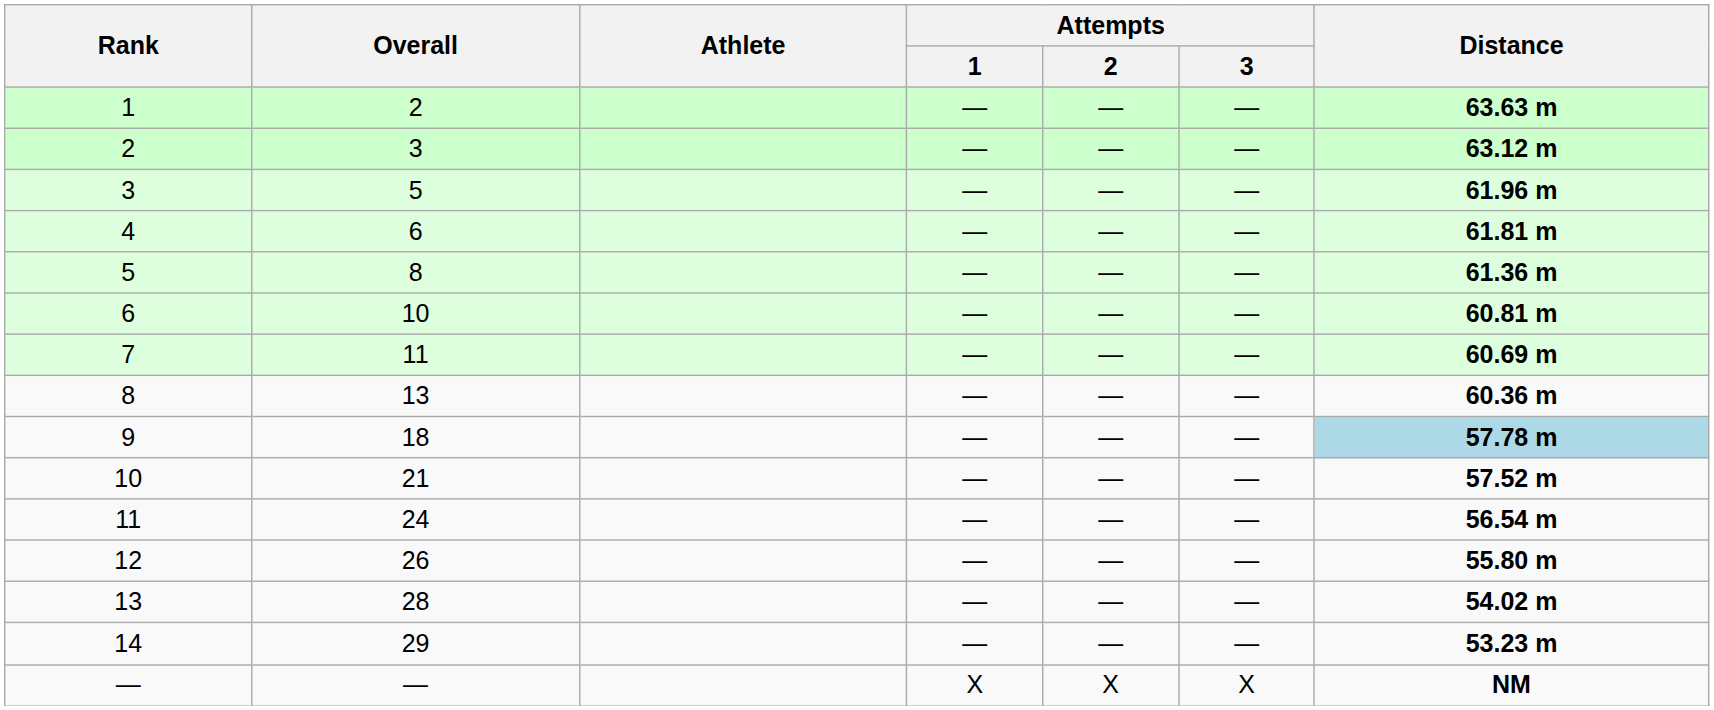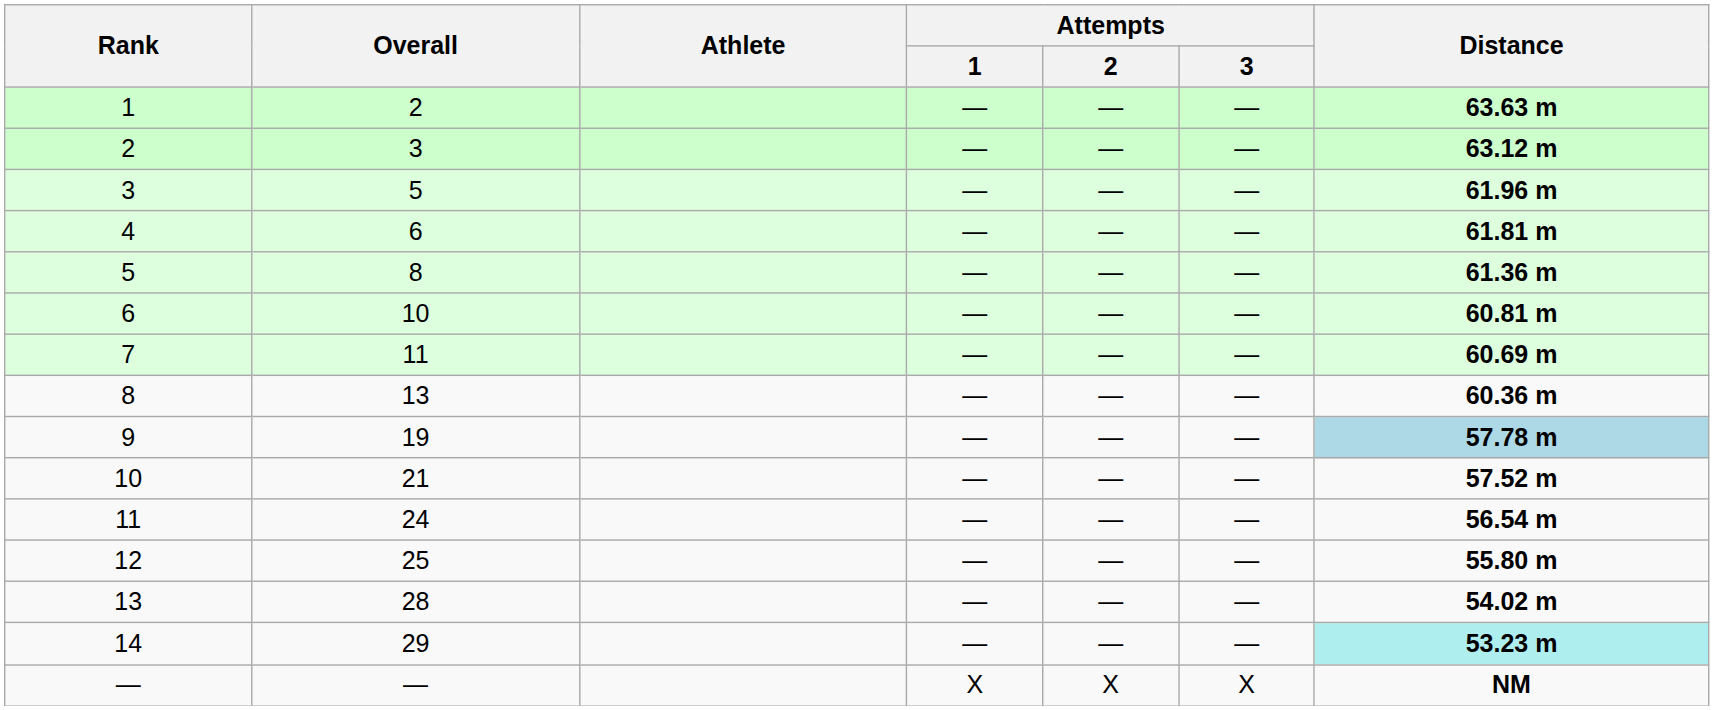(416, 436) 18 -> (416, 436) 19
(416, 560) 26 -> (416, 560) 25
(1512, 643) no background -> (1512, 643) paleturquoise background
